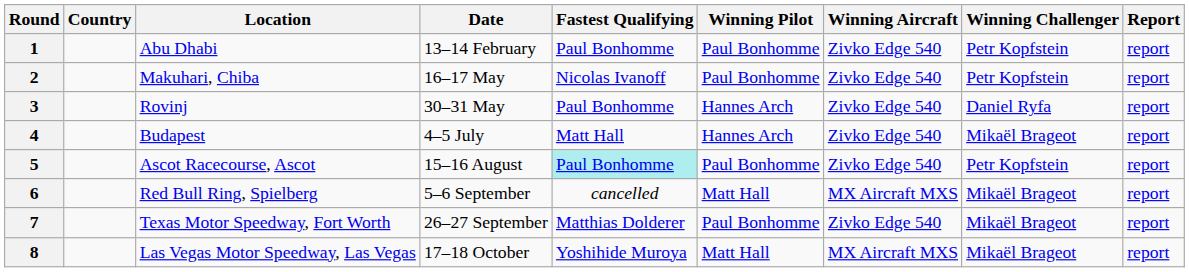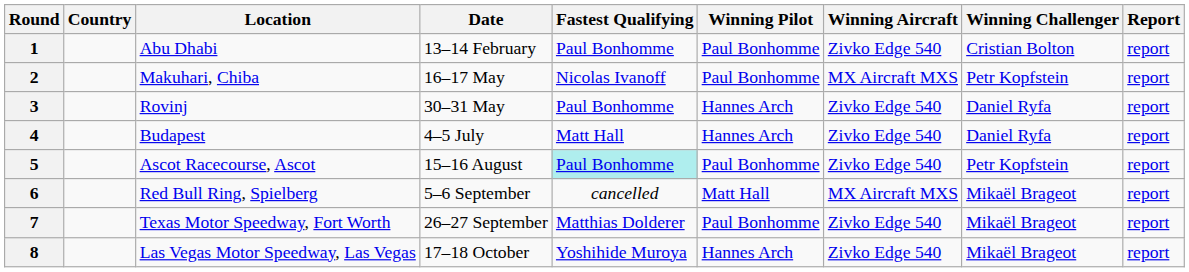(1017, 48) Petr Kopfstein -> (1020, 48) Cristian Bolton
(885, 77) Zivko Edge 540 -> (893, 77) MX Aircraft MXS
(1021, 135) Mikaël Brageot -> (1009, 135) Daniel Ryfa
(736, 251) Matt Hall -> (747, 251) Hannes Arch
(893, 251) MX Aircraft MXS -> (885, 251) Zivko Edge 540
